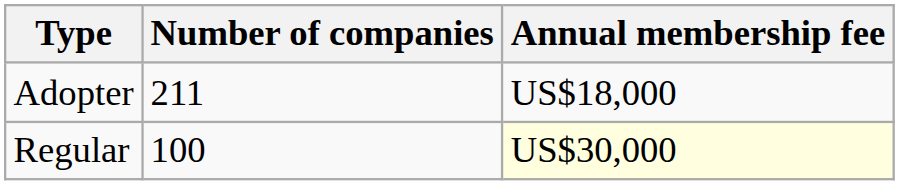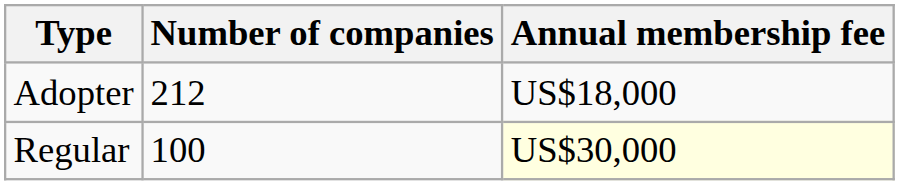(177, 91) 211 -> (178, 91) 212
